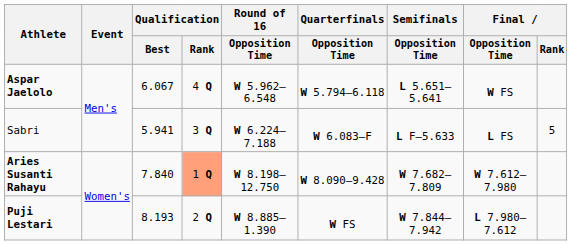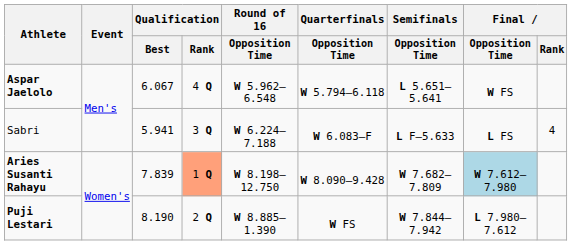(552, 130) 5 -> (552, 130) 4
(157, 174) 7.840 -> (157, 174) 7.839
(500, 180) no background -> (500, 180) lightblue background
(157, 217) 8.193 -> (157, 217) 8.190
